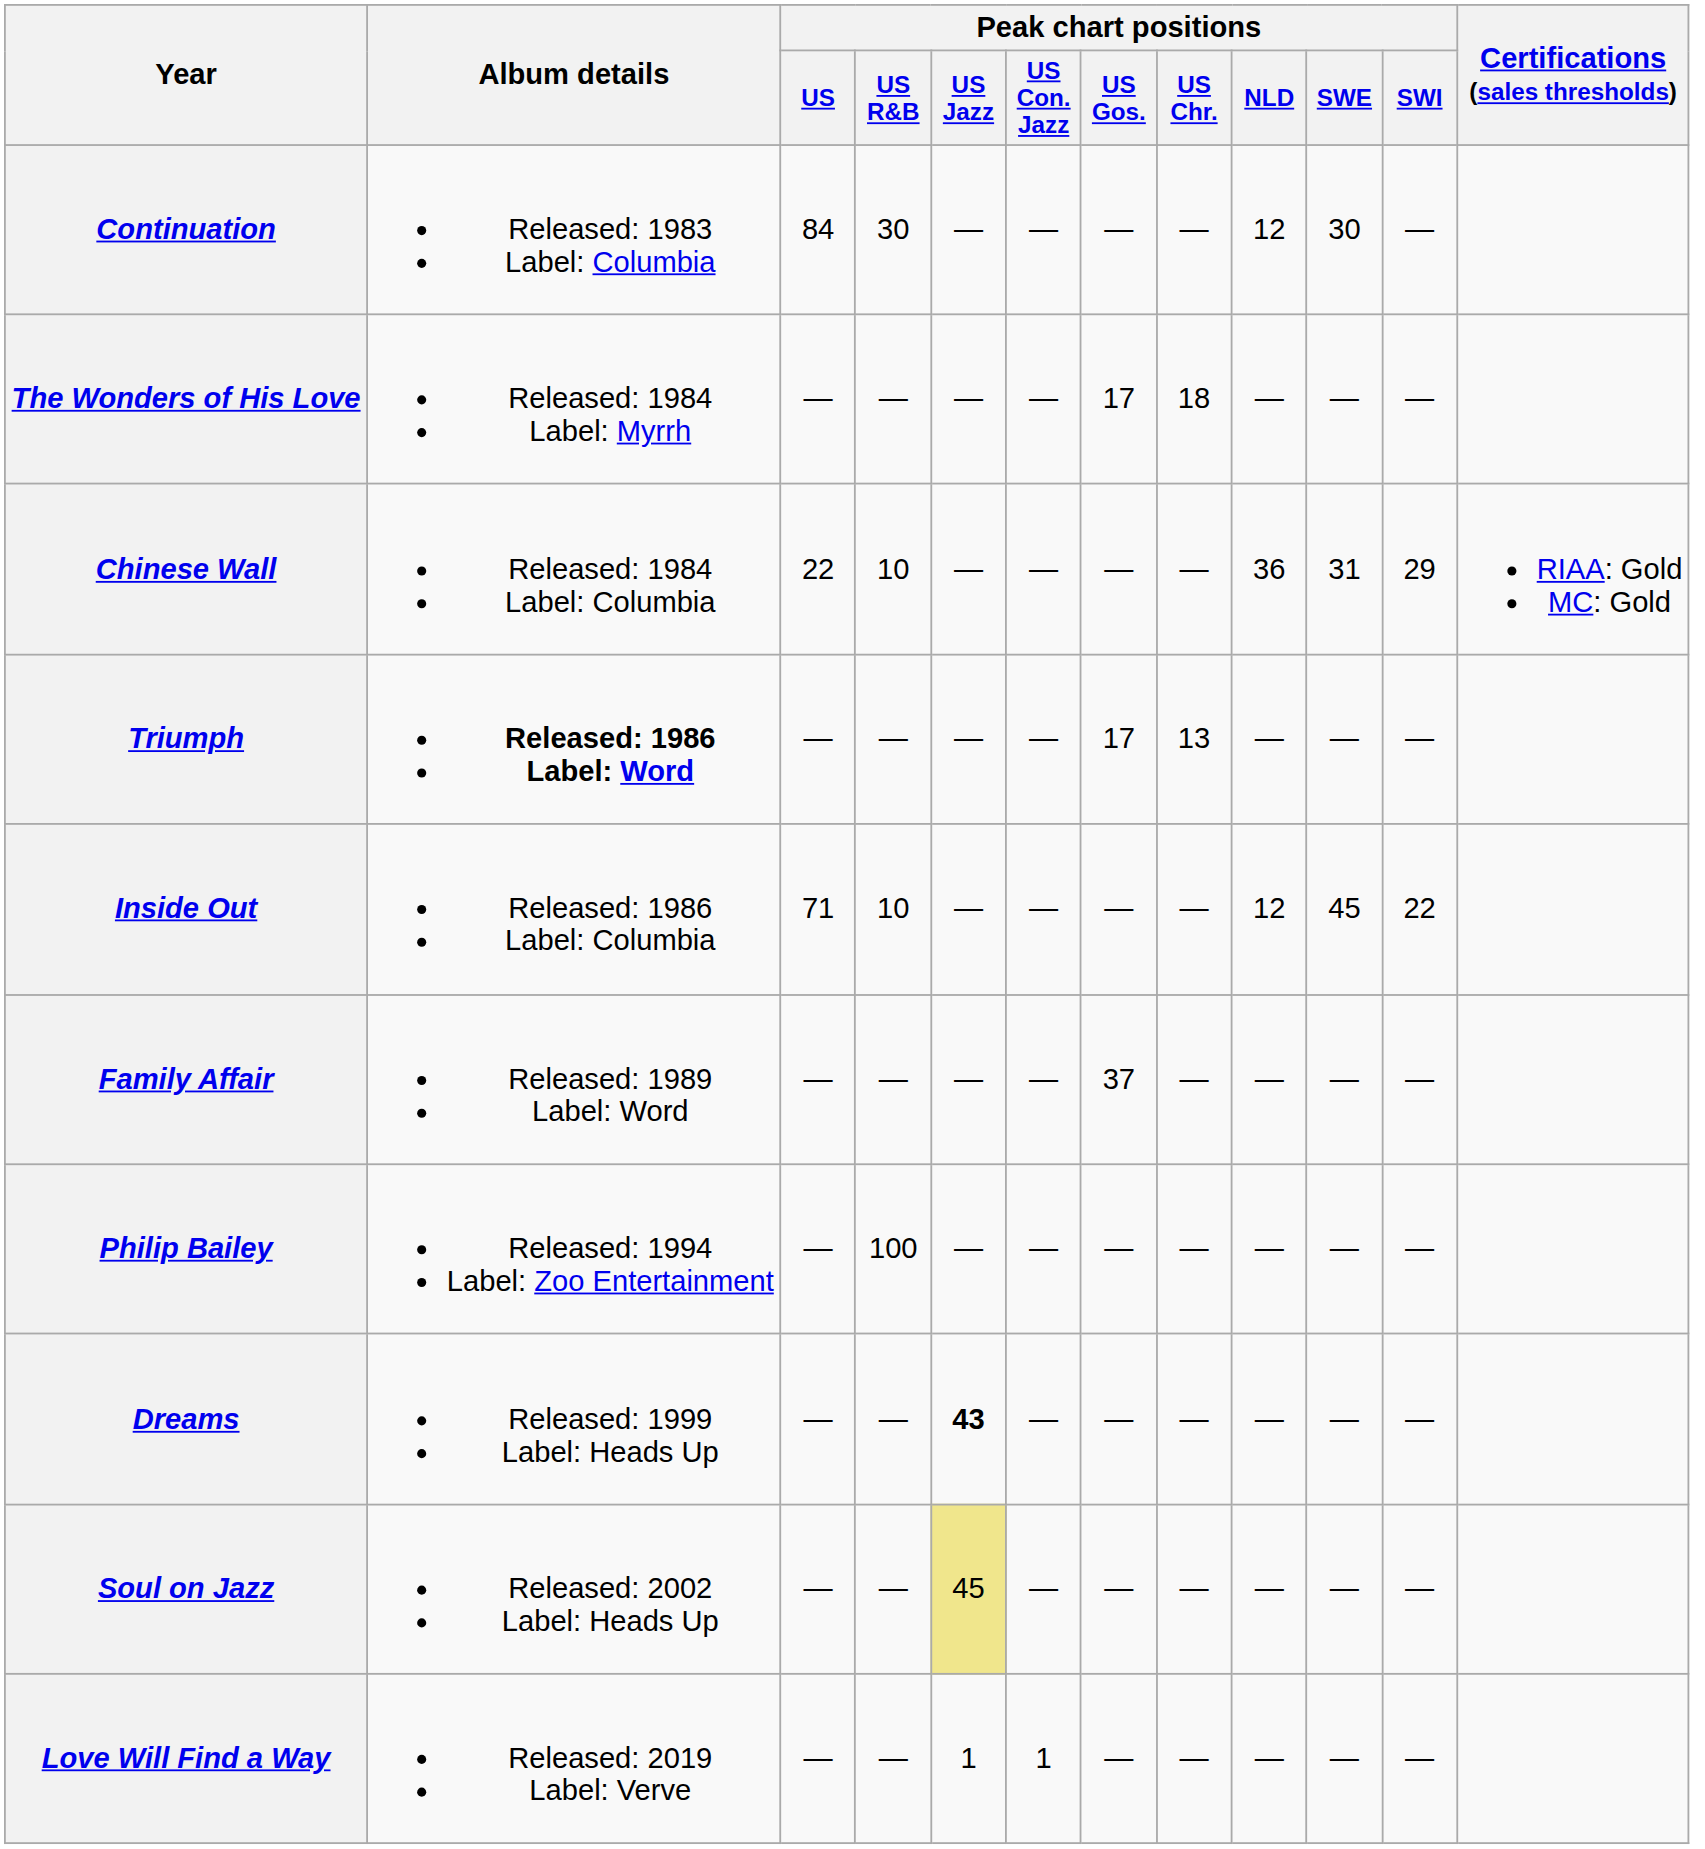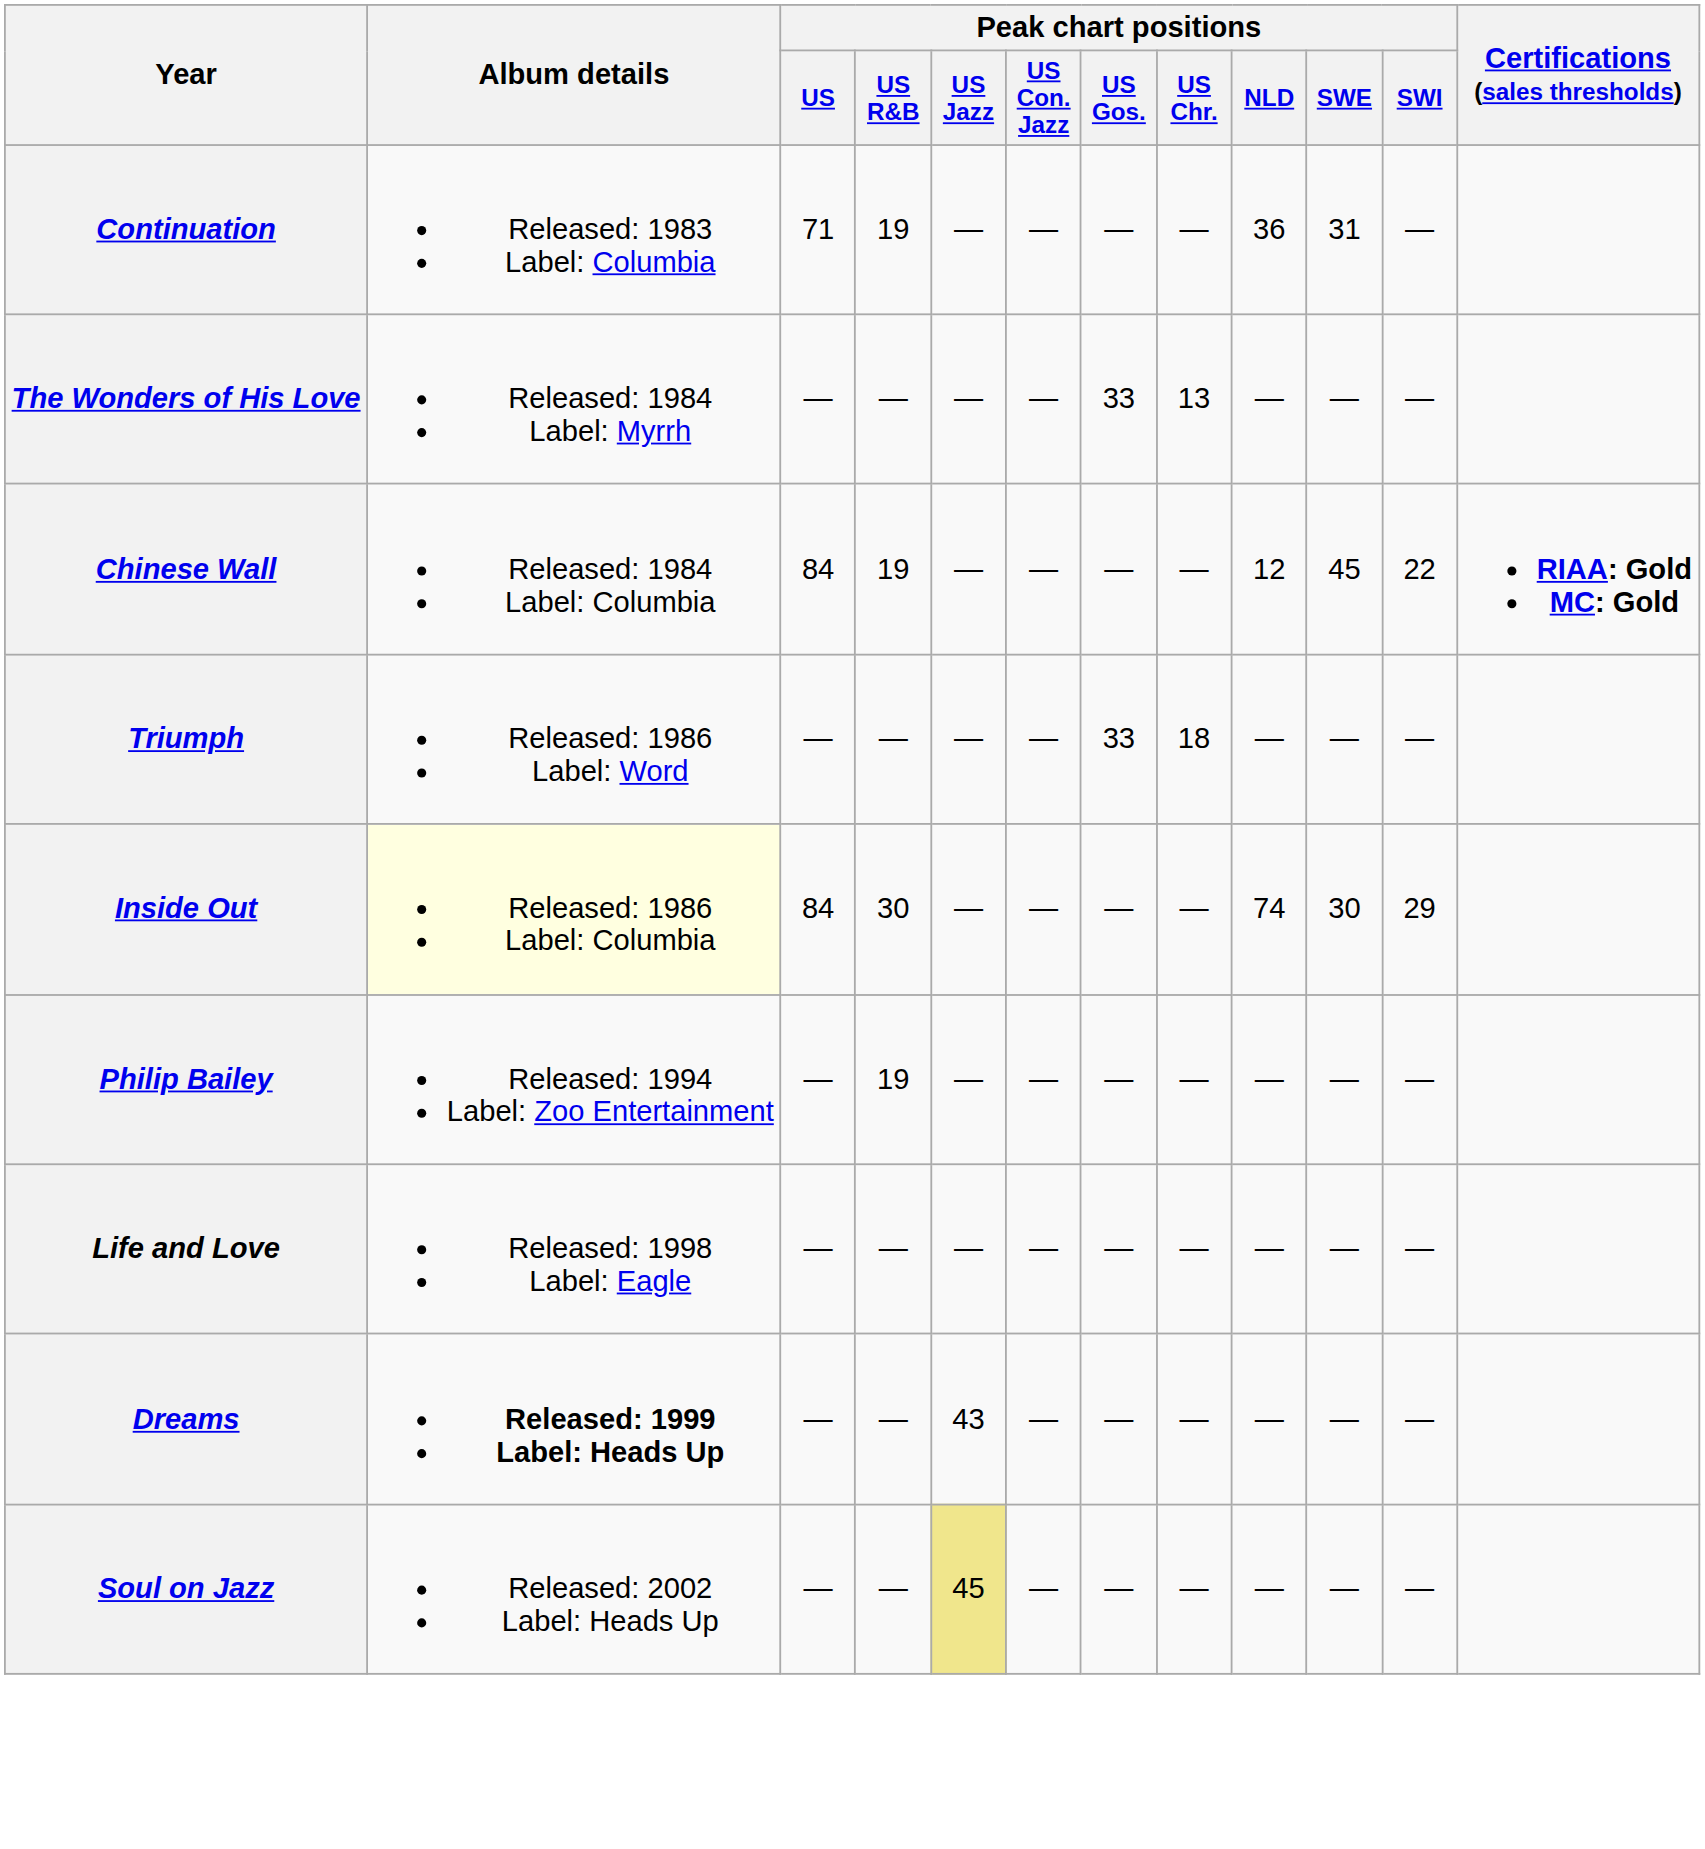(818, 229) 84 -> (818, 229) 71
(893, 229) 30 -> (893, 229) 19
(1269, 229) 12 -> (1269, 229) 36
(1344, 229) 30 -> (1344, 229) 31
(1119, 398) 17 -> (1119, 398) 33
(1194, 398) 18 -> (1194, 398) 13
(818, 568) 22 -> (818, 568) 84
(893, 568) 10 -> (893, 568) 19
(1269, 568) 36 -> (1269, 568) 12
(1344, 568) 31 -> (1344, 568) 45
(1420, 568) 29 -> (1420, 568) 22
(1573, 586) normal -> (1578, 586) bold
(574, 756) bold -> (574, 756) normal
(1119, 738) 17 -> (1119, 738) 33
(1194, 738) 13 -> (1194, 738) 18
(574, 926) no background -> (574, 926) lightyellow background
(818, 908) 71 -> (818, 908) 84
(893, 908) 10 -> (893, 908) 30
(1269, 908) 12 -> (1269, 908) 74
(1344, 908) 45 -> (1344, 908) 30
(1420, 908) 22 -> (1420, 908) 29
- row: (186, 1078)
(893, 1248) 100 -> (893, 1078) 19
+ row: (186, 1248)
(574, 1435) normal -> (574, 1435) bold
(968, 1418) bold -> (968, 1418) normal
- row: (186, 1758)
